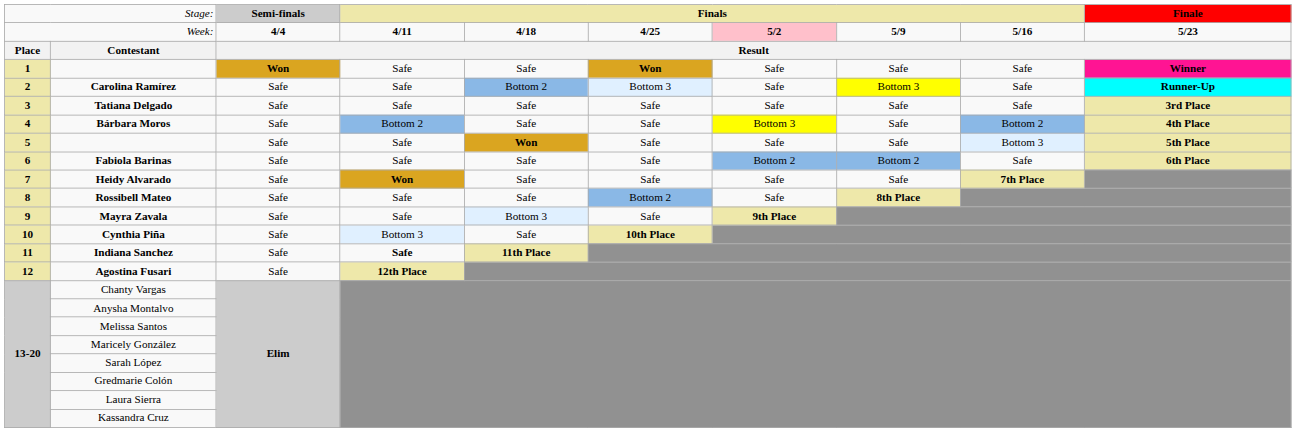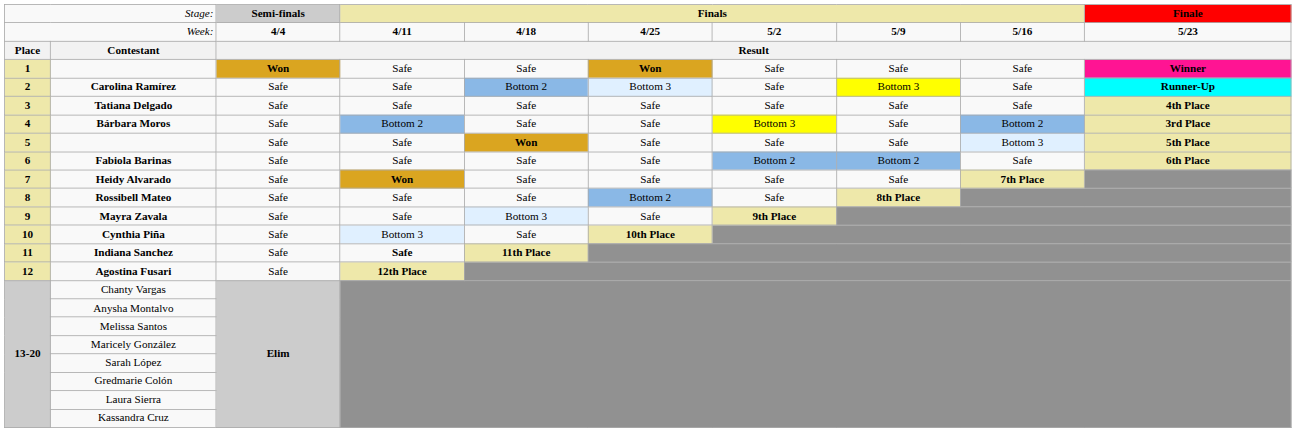(774, 31) pink background -> (774, 31) no background
(1188, 105) 3rd Place -> (1188, 105) 4th Place
(1188, 123) 4th Place -> (1188, 123) 3rd Place
